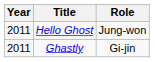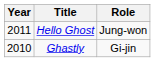(19, 48) 2011 -> (19, 48) 2010
